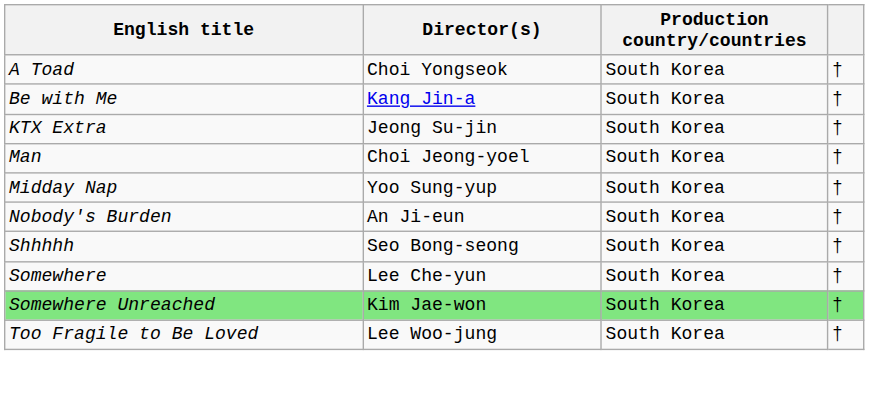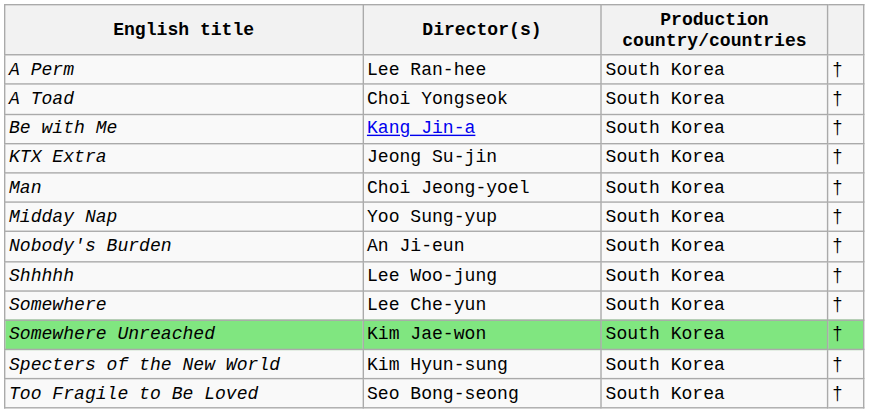+ row: (42, 70)
(443, 246) Seo Bong-seong -> (432, 276) Lee Woo-jung
+ row: (145, 364)
(432, 335) Lee Woo-jung -> (443, 394) Seo Bong-seong
